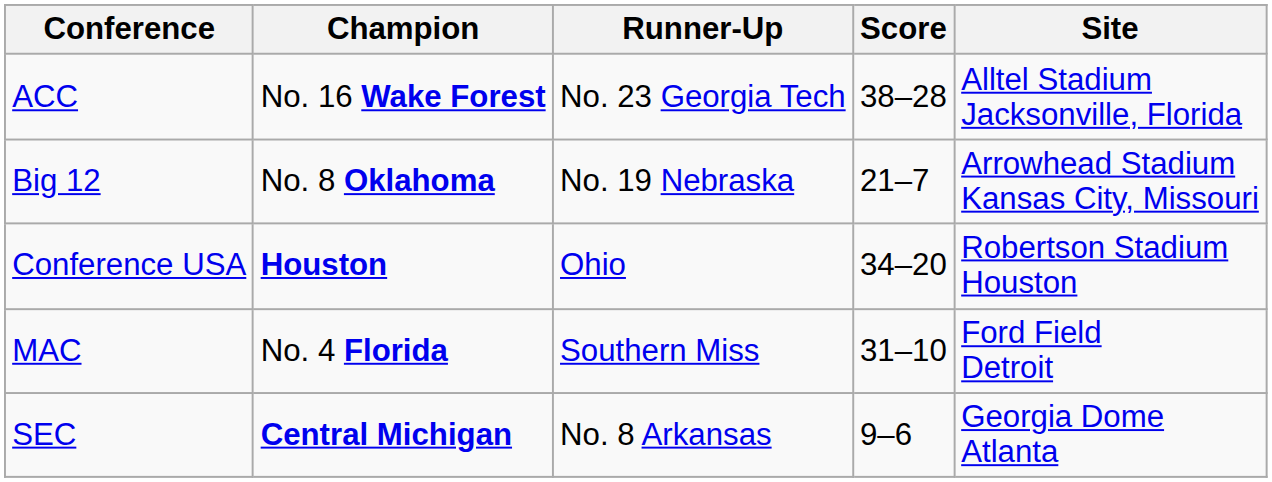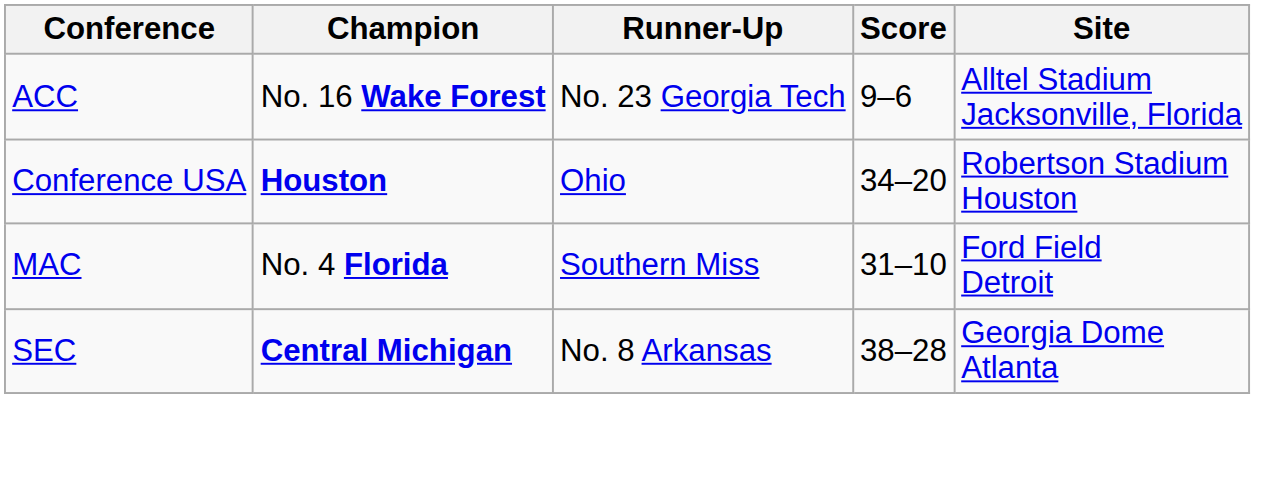(903, 96) 38–28 -> (886, 96) 9–6
- row: (56, 180)
(886, 434) 9–6 -> (903, 350) 38–28
